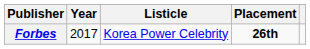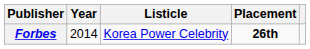(84, 34) 2017 -> (84, 34) 2014
